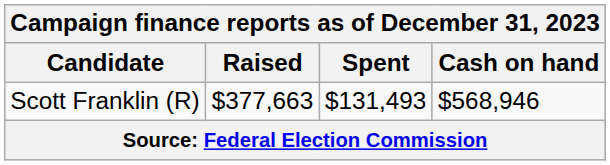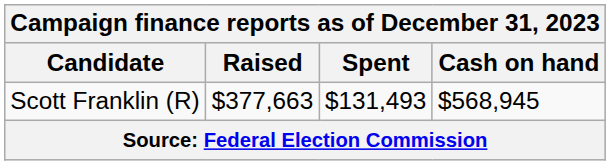(489, 100) $568,946 -> (489, 100) $568,945
